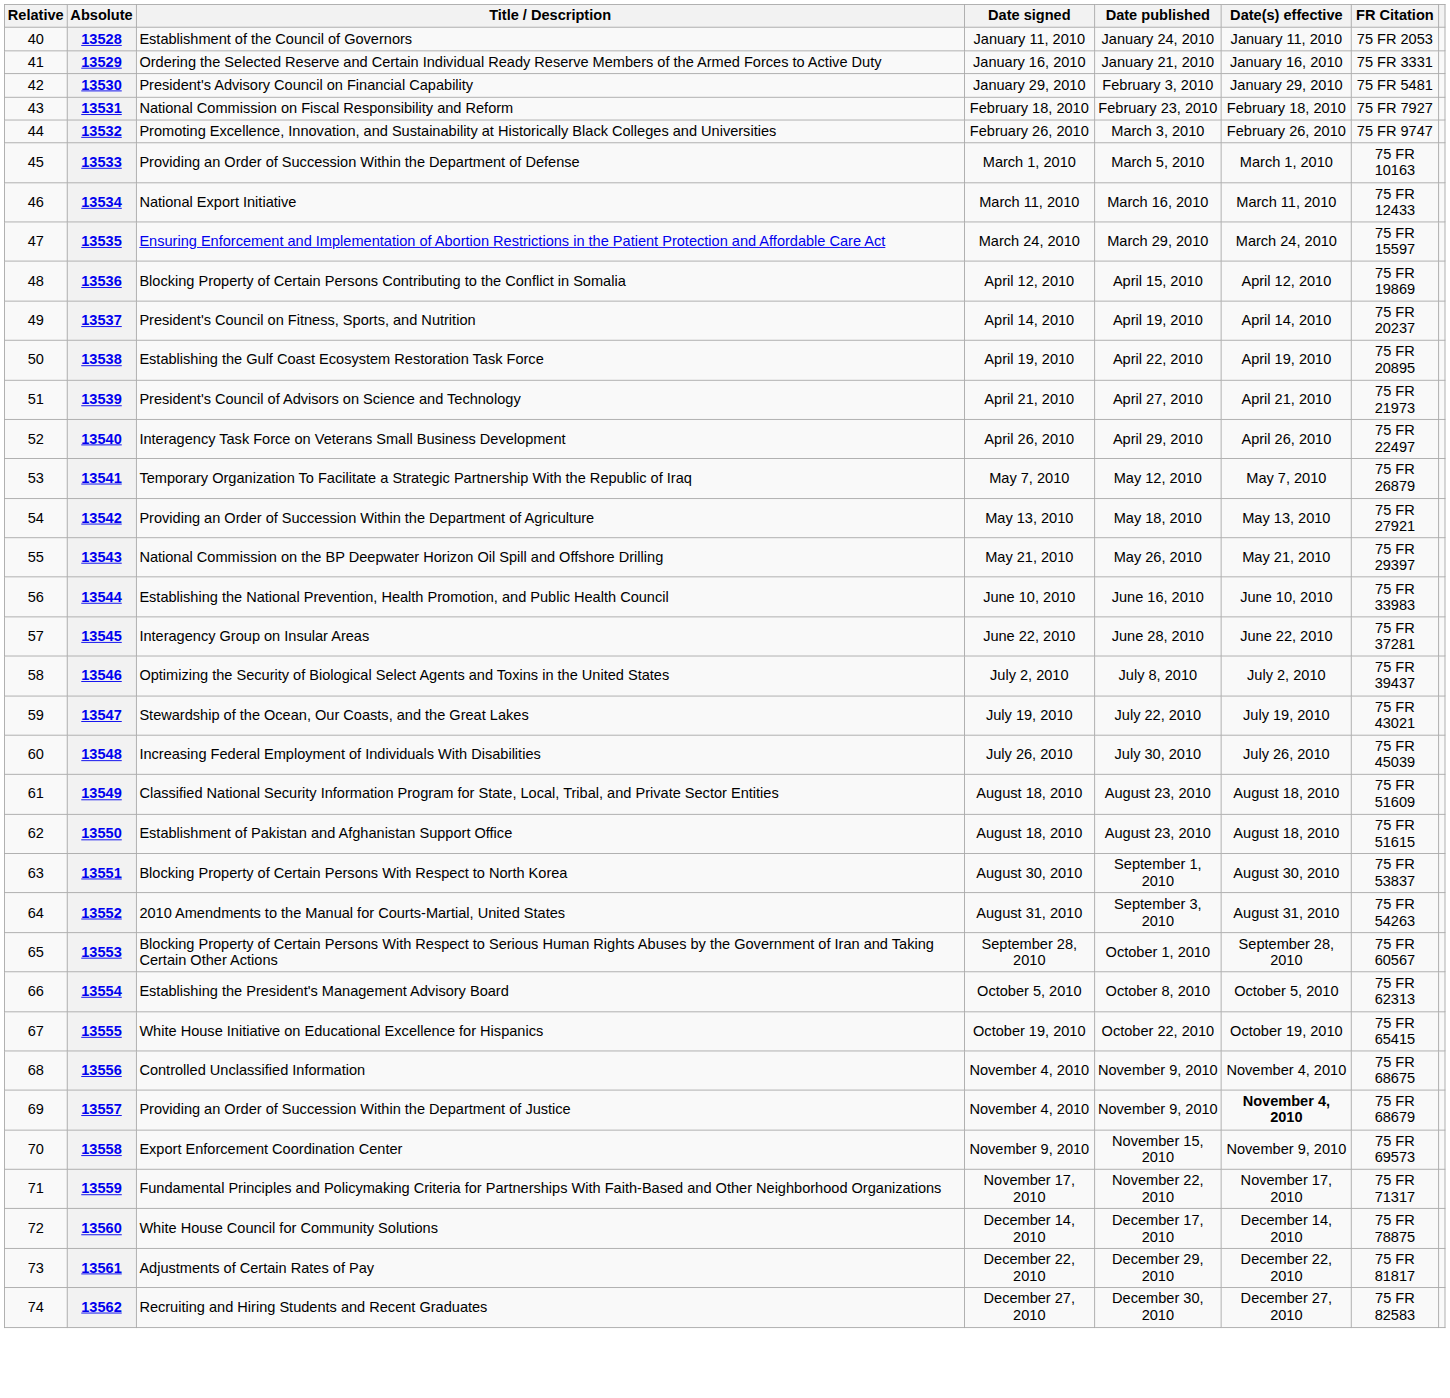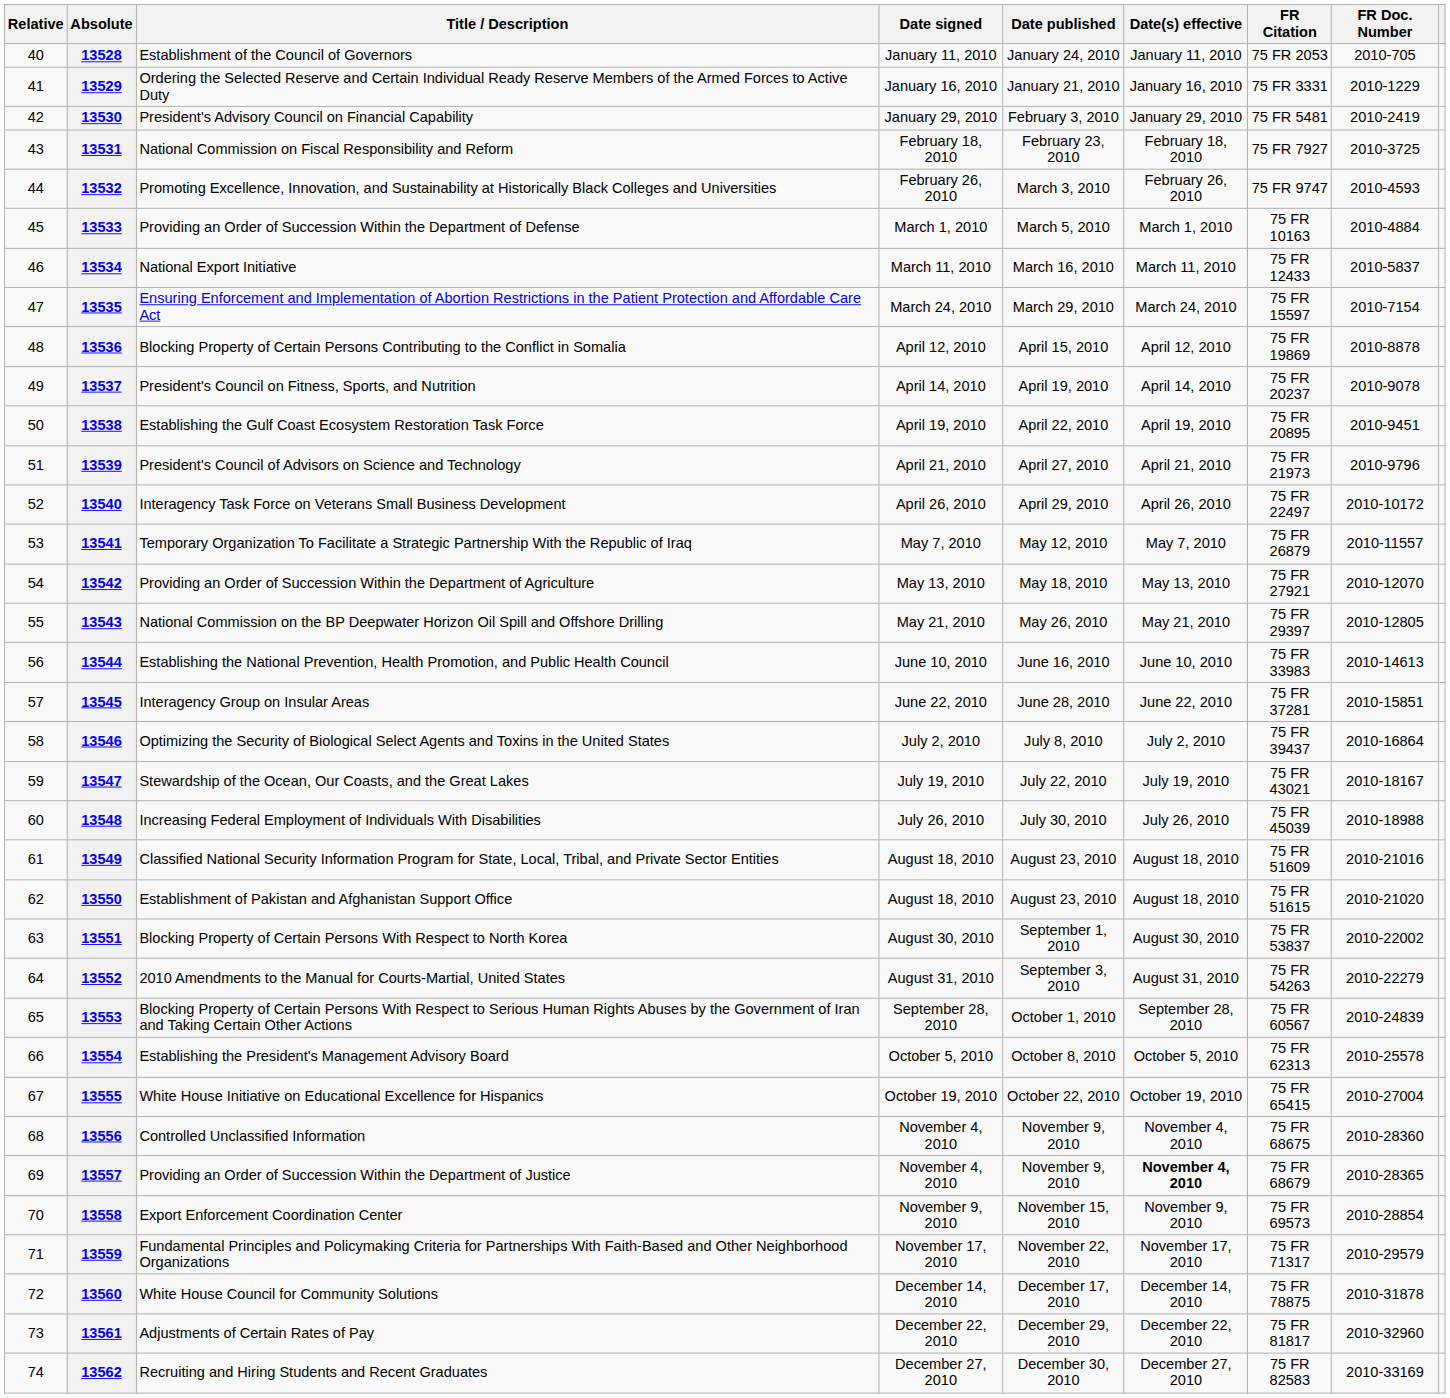+ column: (1385, 24)
